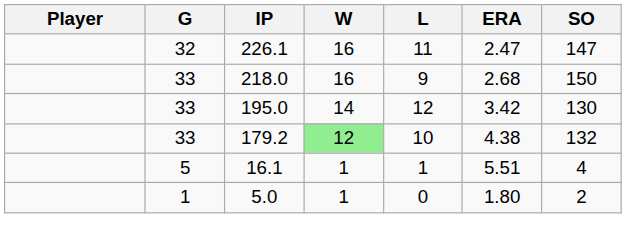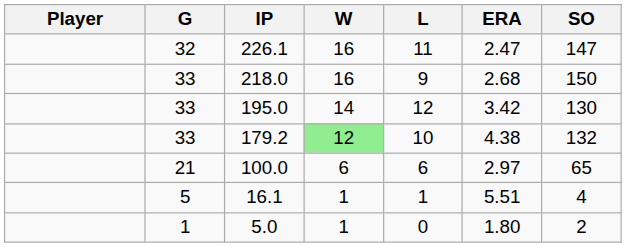+ row: (264, 167)
